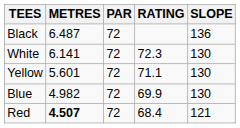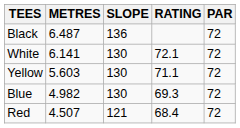columns swapped: (119, 14) <-> (211, 14)
(150, 53) 72.3 -> (167, 53) 72.1
(64, 73) 5.601 -> (64, 73) 5.603
(150, 93) 69.9 -> (167, 93) 69.3
(64, 113) bold -> (64, 113) normal
